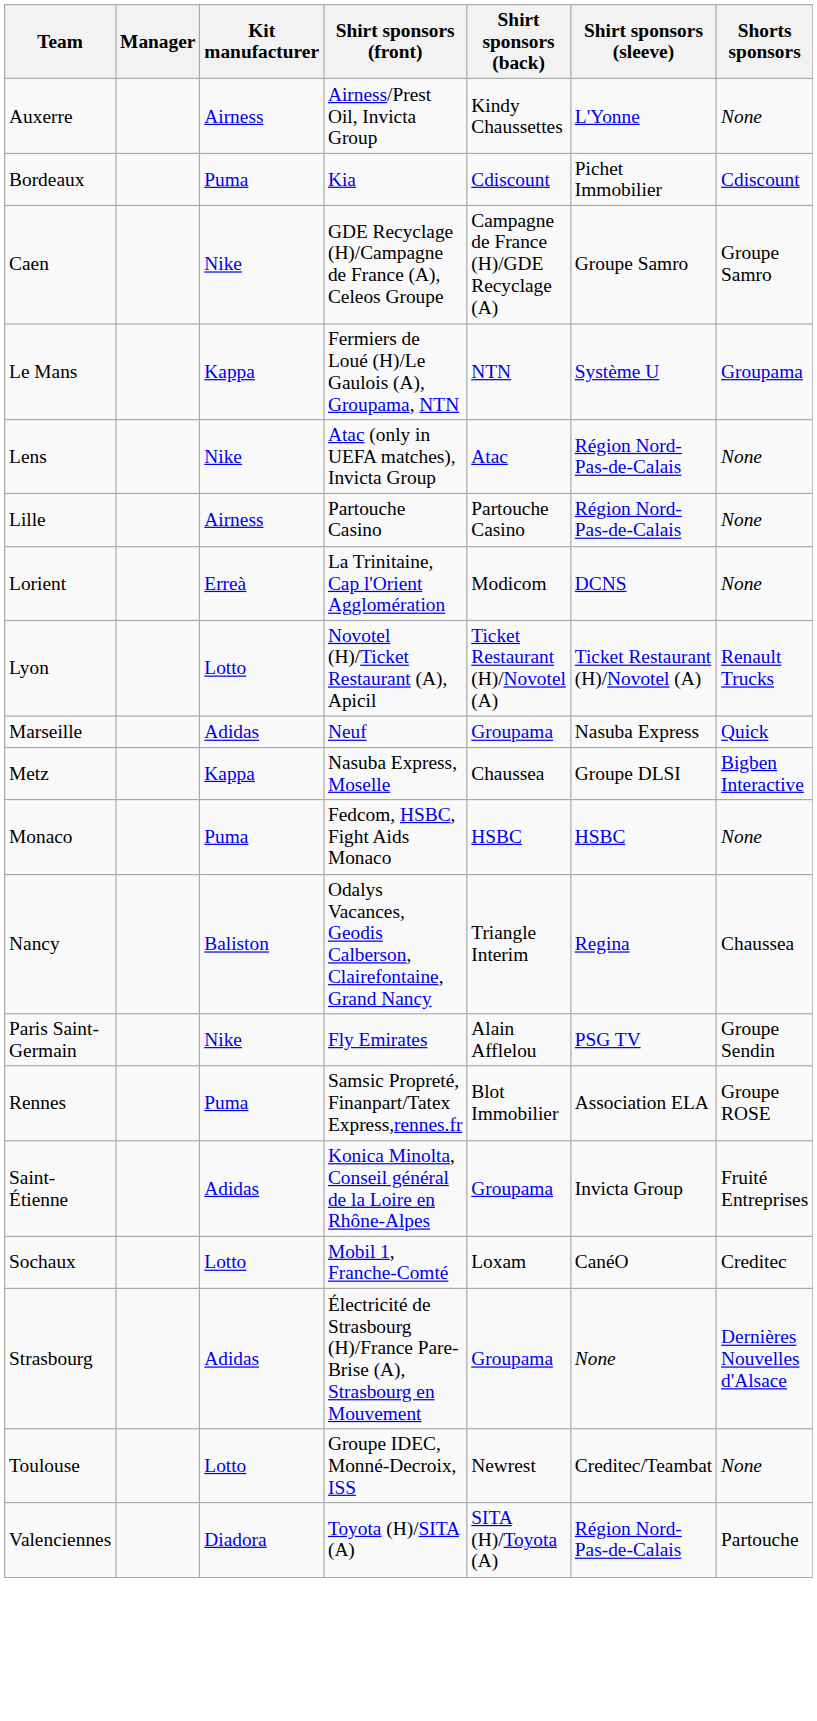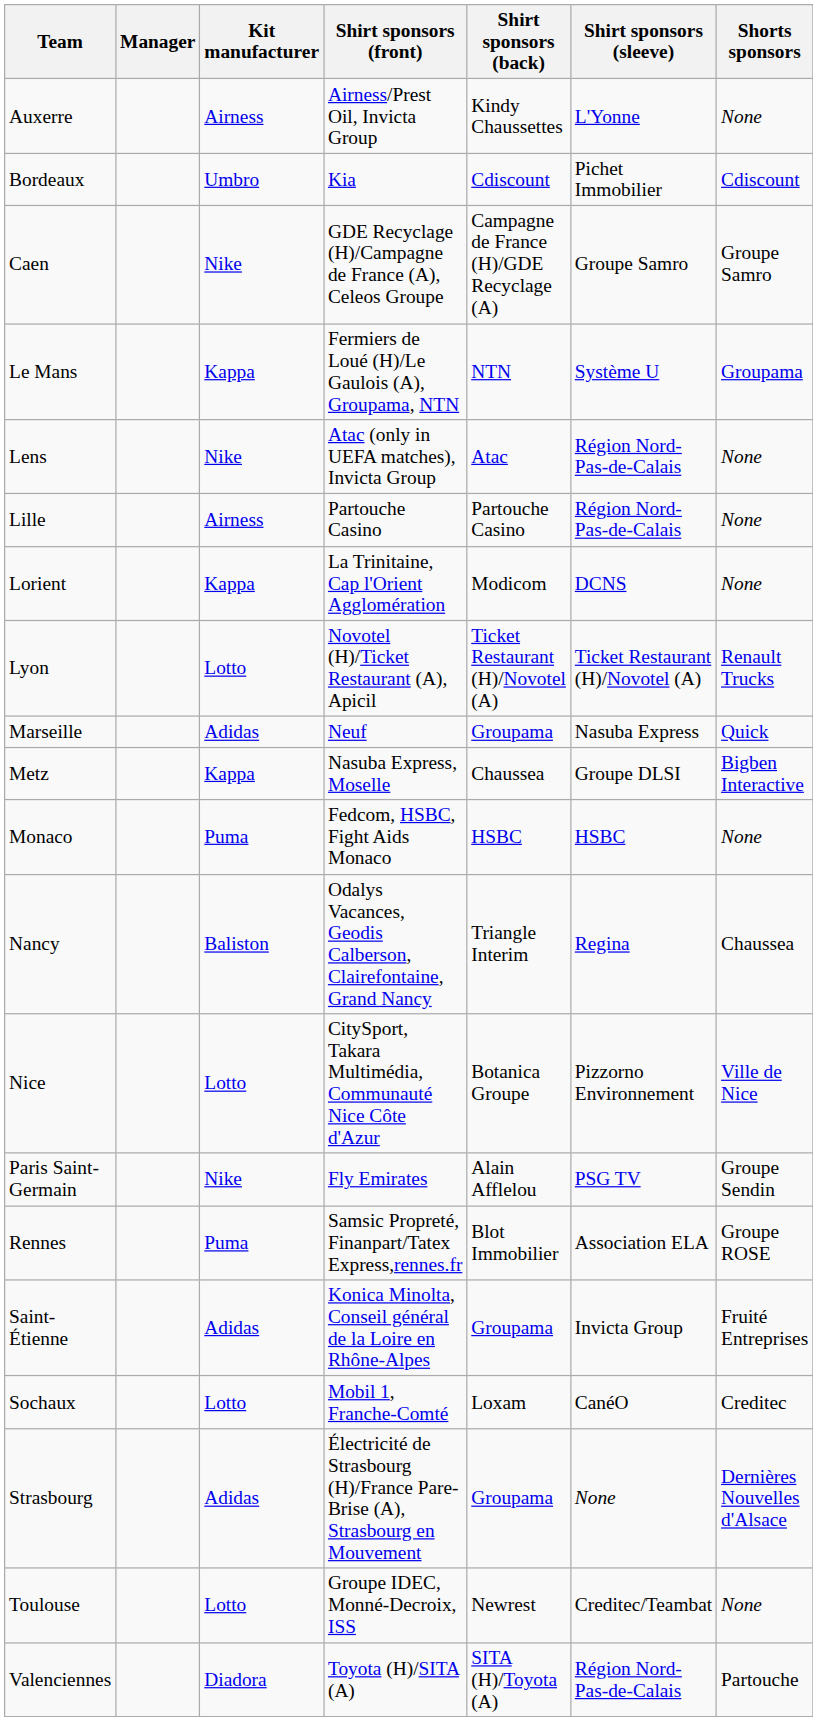(226, 179) Puma -> (232, 179) Umbro
(225, 583) Erreà -> (230, 583) Kappa
+ row: (27, 1083)
